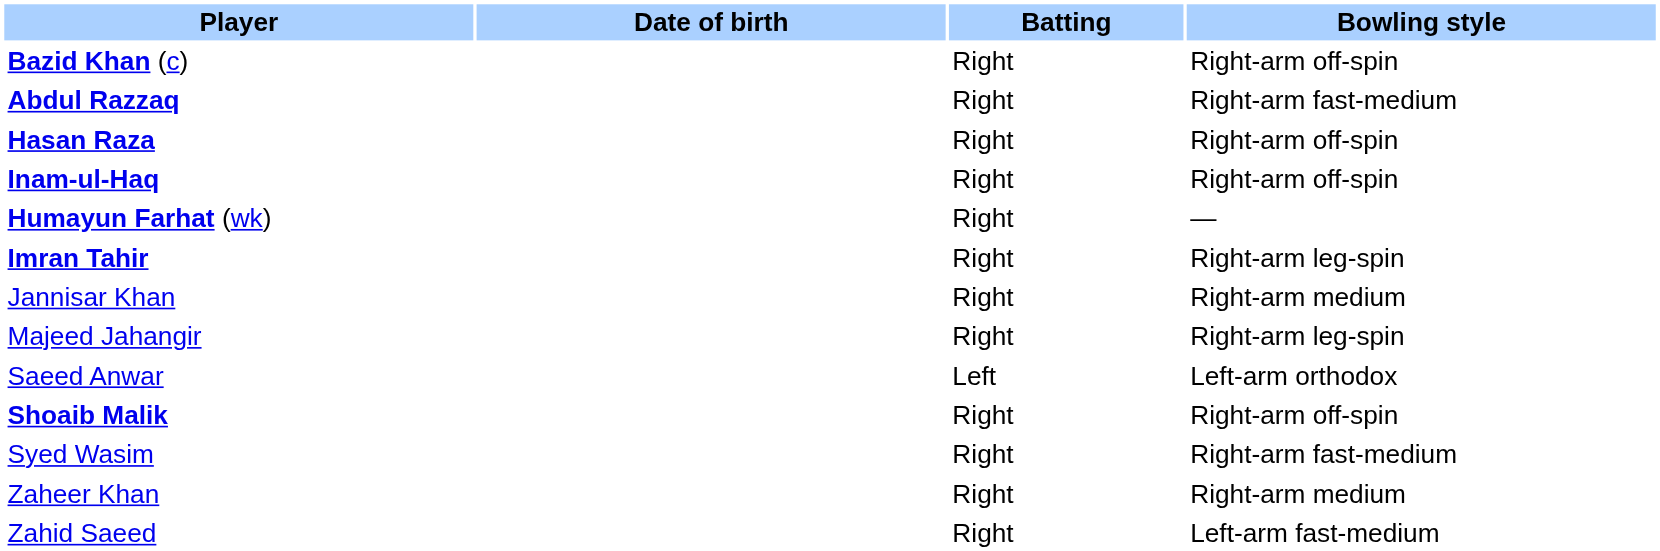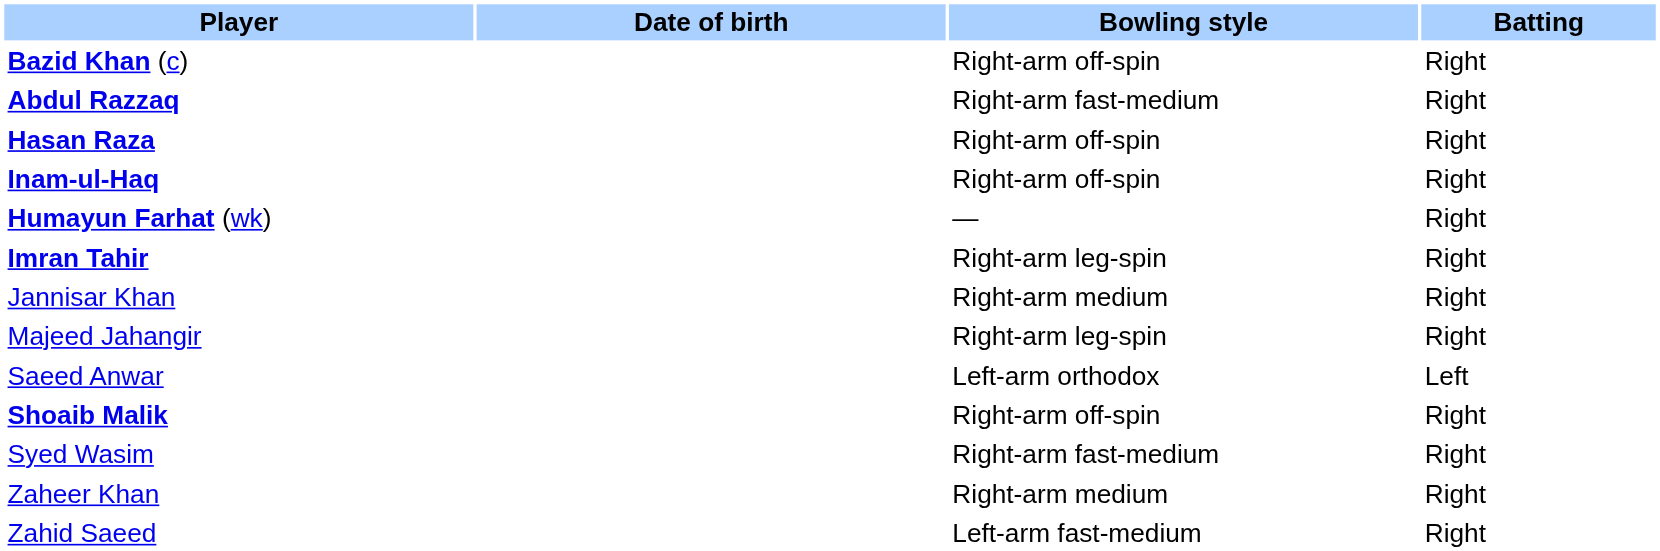columns swapped: (1066, 21) <-> (1421, 21)
